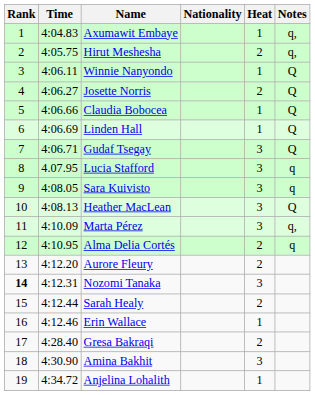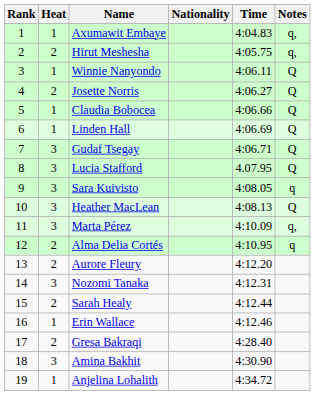columns swapped: (260, 14) <-> (60, 14)
(292, 168) q -> (292, 168) Q
(21, 284) bold -> (21, 284) normal
